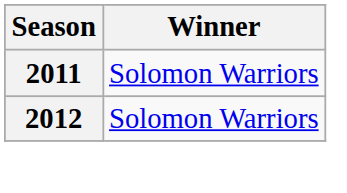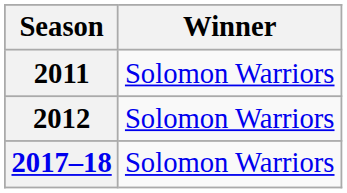+ row: (62, 163)
